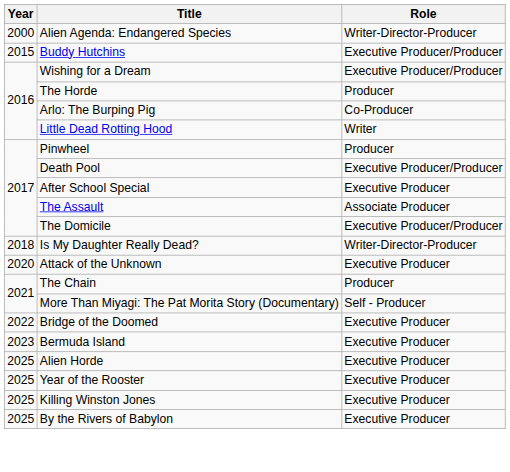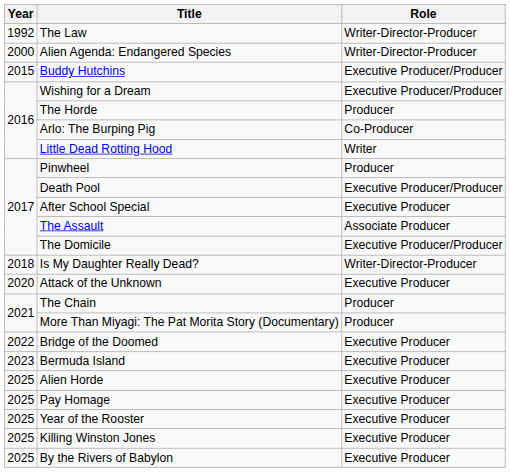+ row: (63, 33)
(385, 303) Self - Producer -> (369, 322) Producer
+ row: (75, 399)
